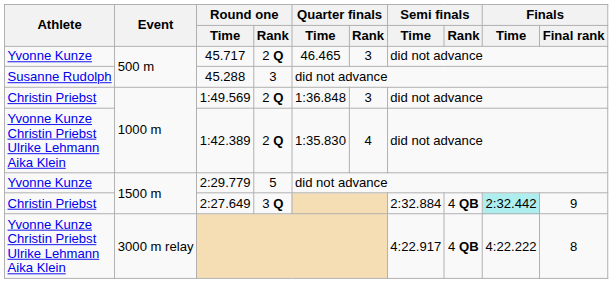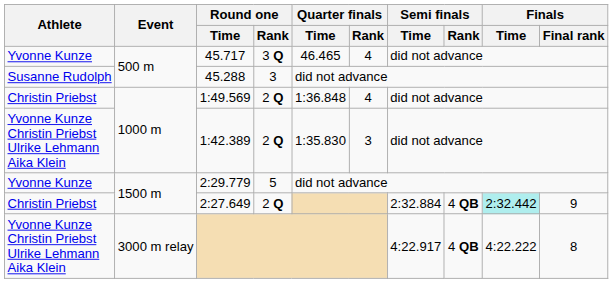(273, 57) 2 Q -> (273, 57) 3 Q
(368, 57) 3 -> (368, 57) 4
(368, 98) 3 -> (368, 98) 4
(368, 141) 4 -> (368, 141) 3
(273, 204) 3 Q -> (273, 204) 2 Q
